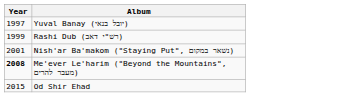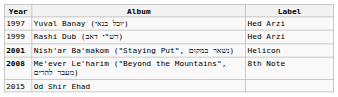+ column: (290, 11)
(16, 50) normal -> (16, 50) bold
